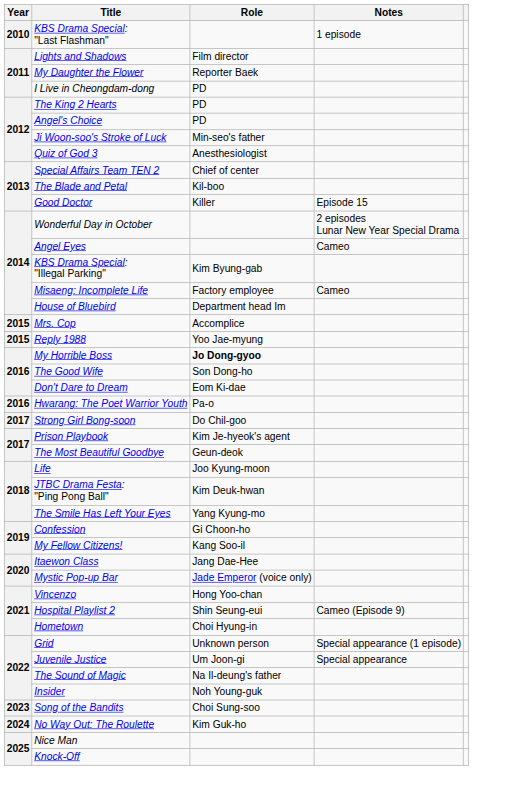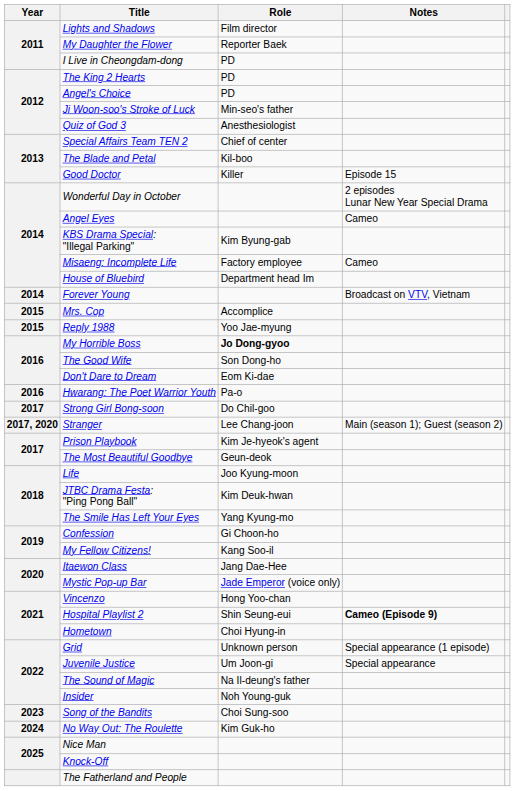- row: (81, 34)
+ row: (96, 295)
+ row: (82, 425)
(361, 610) normal -> (391, 615) bold
+ row: (125, 777)
